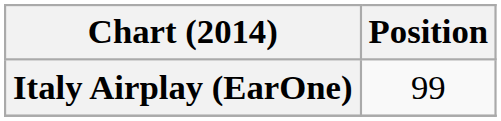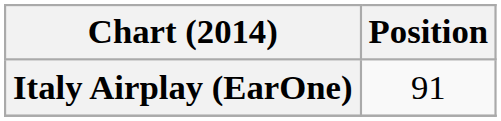(428, 87) 99 -> (428, 87) 91
